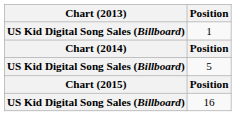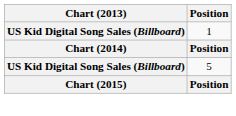- row: (209, 102)
